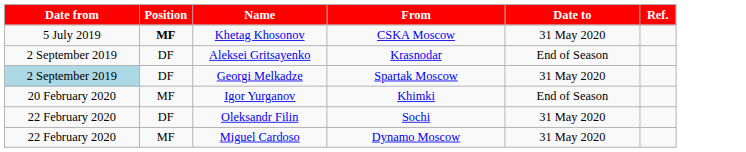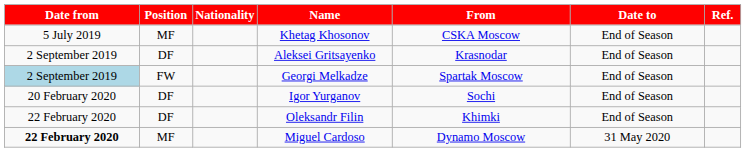+ column: (225, 15)
(166, 35) bold -> (166, 35) normal
(572, 35) 31 May 2020 -> (637, 35) End of Season
(166, 76) DF -> (166, 76) FW
(572, 76) 31 May 2020 -> (637, 76) End of Season
(166, 96) MF -> (166, 96) DF
(416, 96) Khimki -> (481, 96) Sochi
(416, 117) Sochi -> (481, 117) Khimki
(572, 117) 31 May 2020 -> (637, 117) End of Season
(72, 137) normal -> (72, 137) bold
